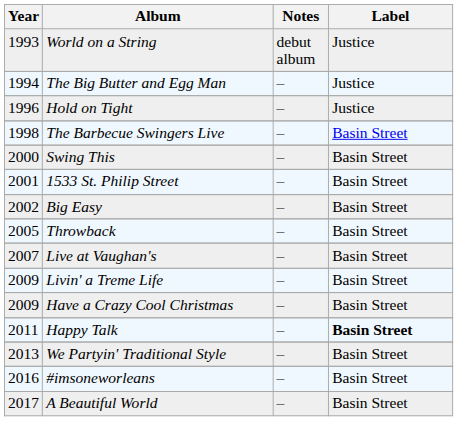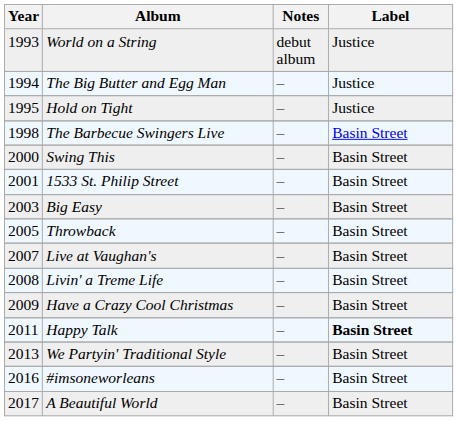(24, 108) 1996 -> (24, 108) 1995
(24, 206) 2002 -> (24, 206) 2003
(24, 280) 2009 -> (24, 280) 2008
